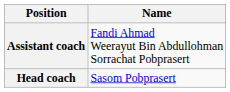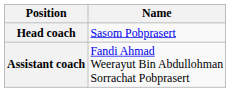rows swapped: (46, 78) <-> (46, 45)
